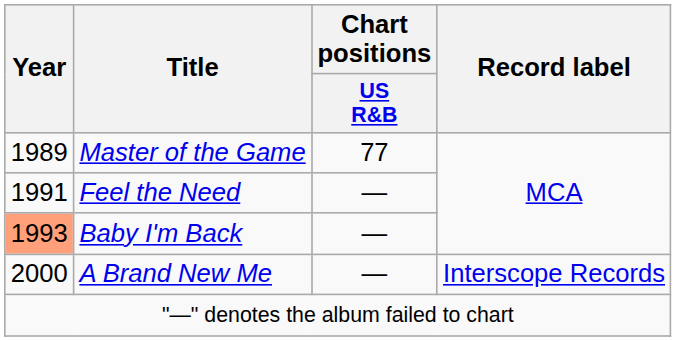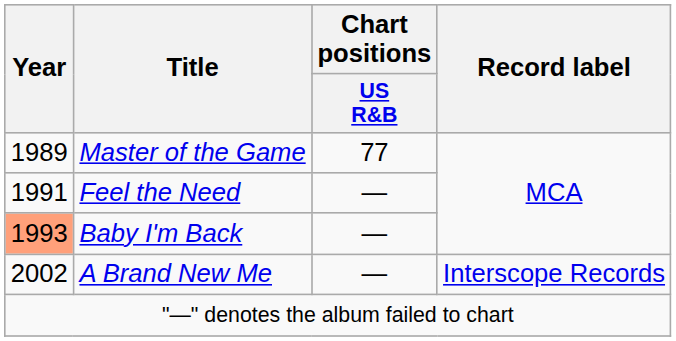(39, 274) 2000 -> (39, 274) 2002
